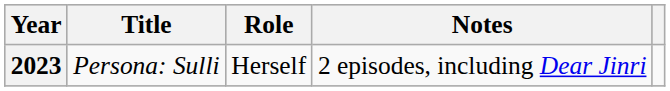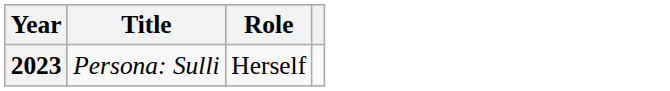- column: (482, 24)
